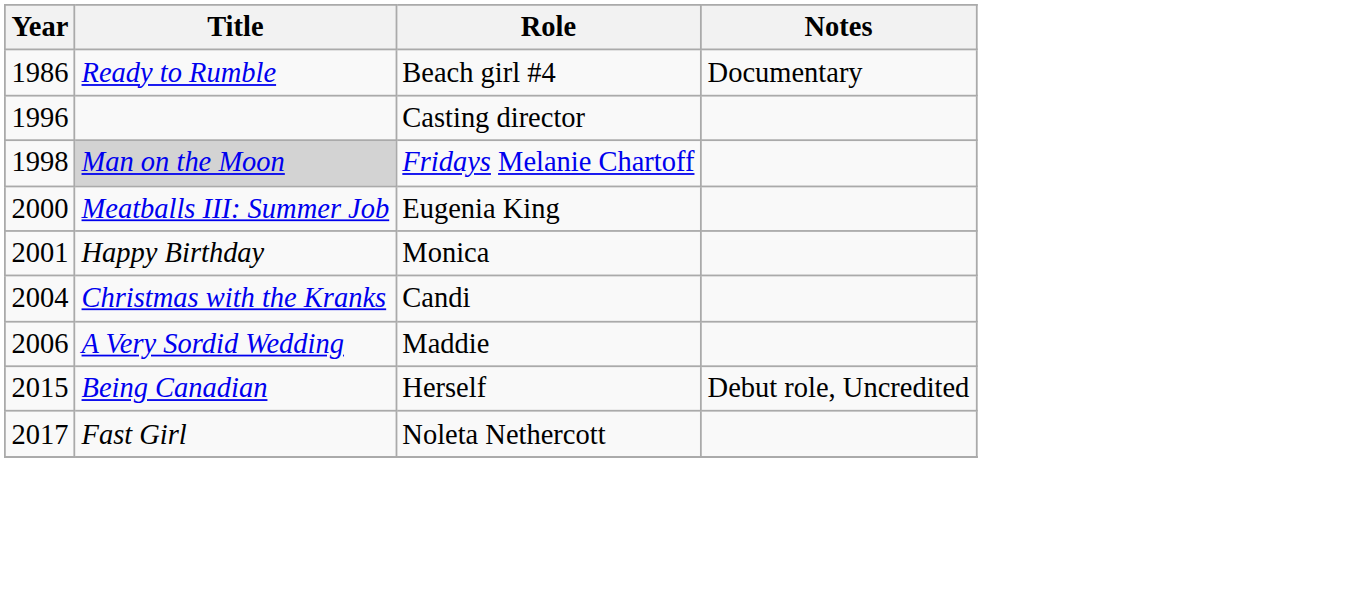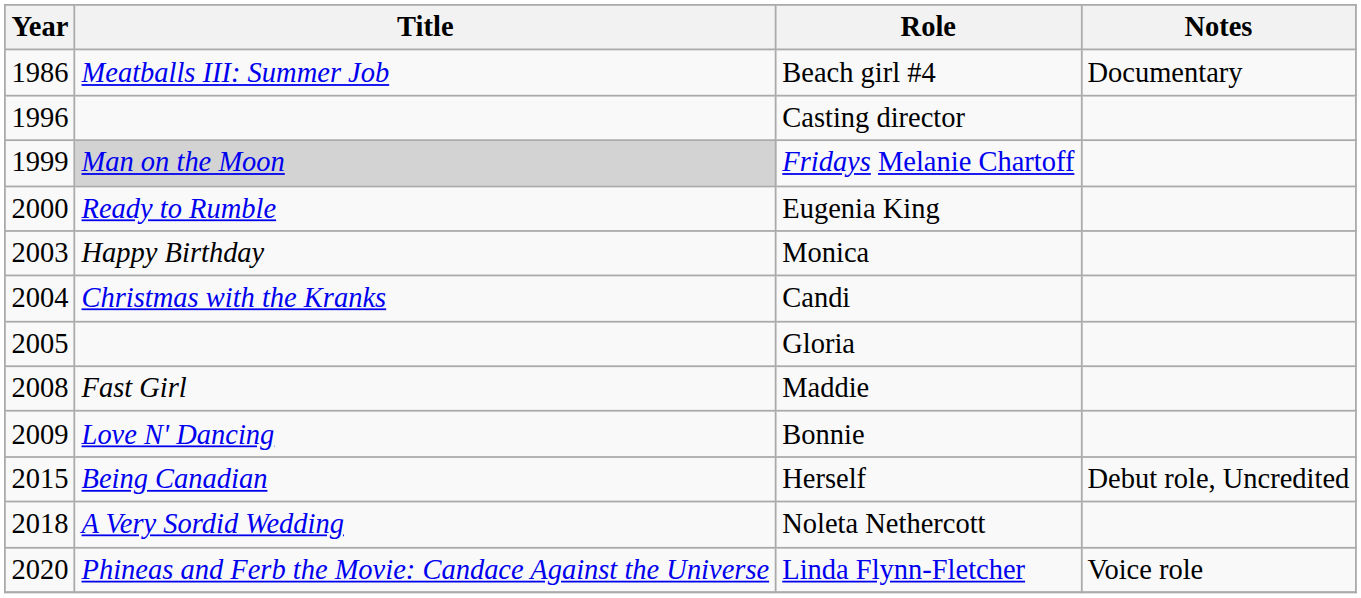(179, 72) Ready to Rumble -> (235, 72) Meatballs III: Summer Job
(40, 162) 1998 -> (40, 162) 1999
(235, 207) Meatballs III: Summer Job -> (179, 207) Ready to Rumble
(40, 252) 2001 -> (40, 252) 2003
+ row: (819, 343)
(40, 343) 2006 -> (40, 388) 2008
(213, 343) A Very Sordid Wedding -> (134, 388) Fast Girl
+ row: (823, 433)
(40, 433) 2017 -> (40, 523) 2018
(134, 433) Fast Girl -> (213, 523) A Very Sordid Wedding
+ row: (904, 569)
